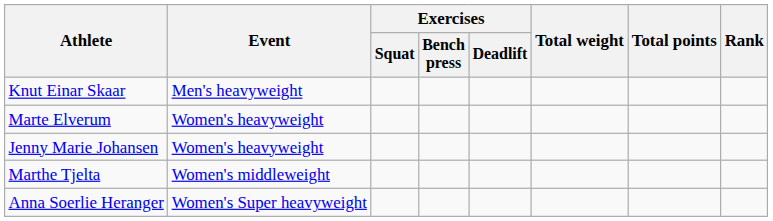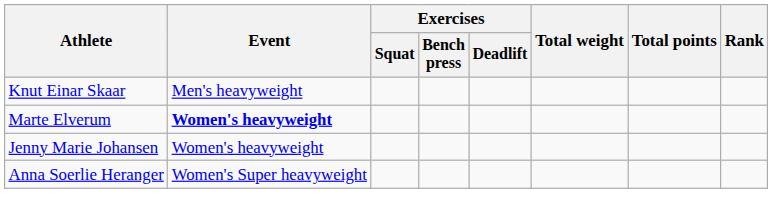(248, 119) normal -> (252, 119) bold
- row: (54, 174)
